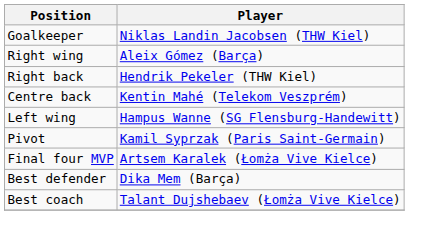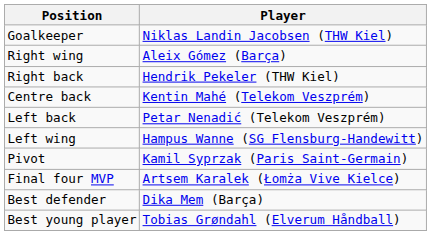+ row: (42, 118)
+ row: (72, 220)
- row: (45, 200)
